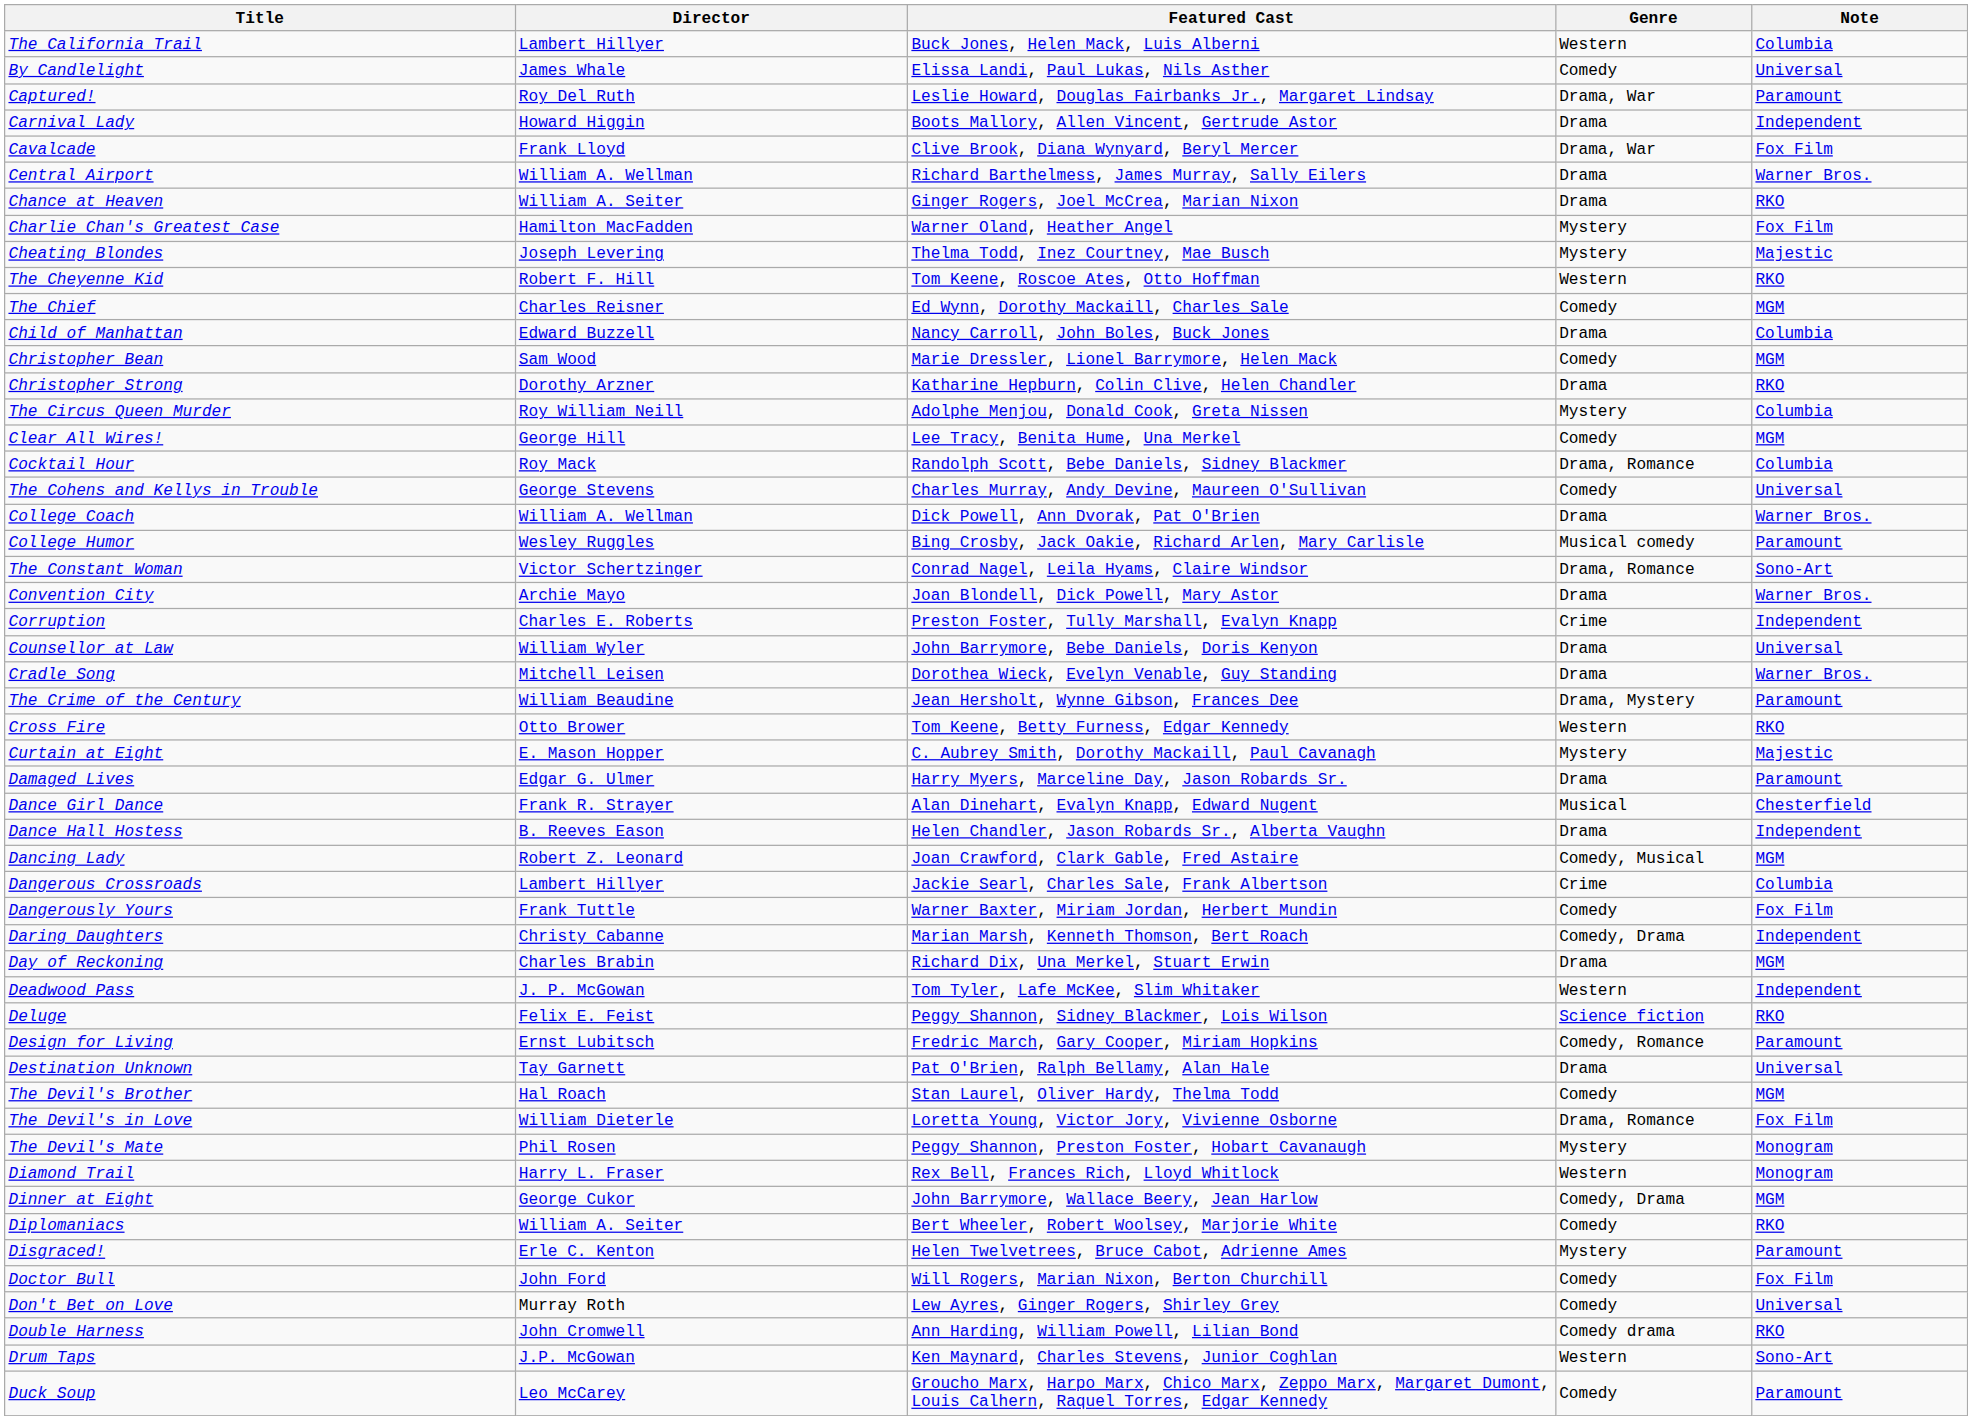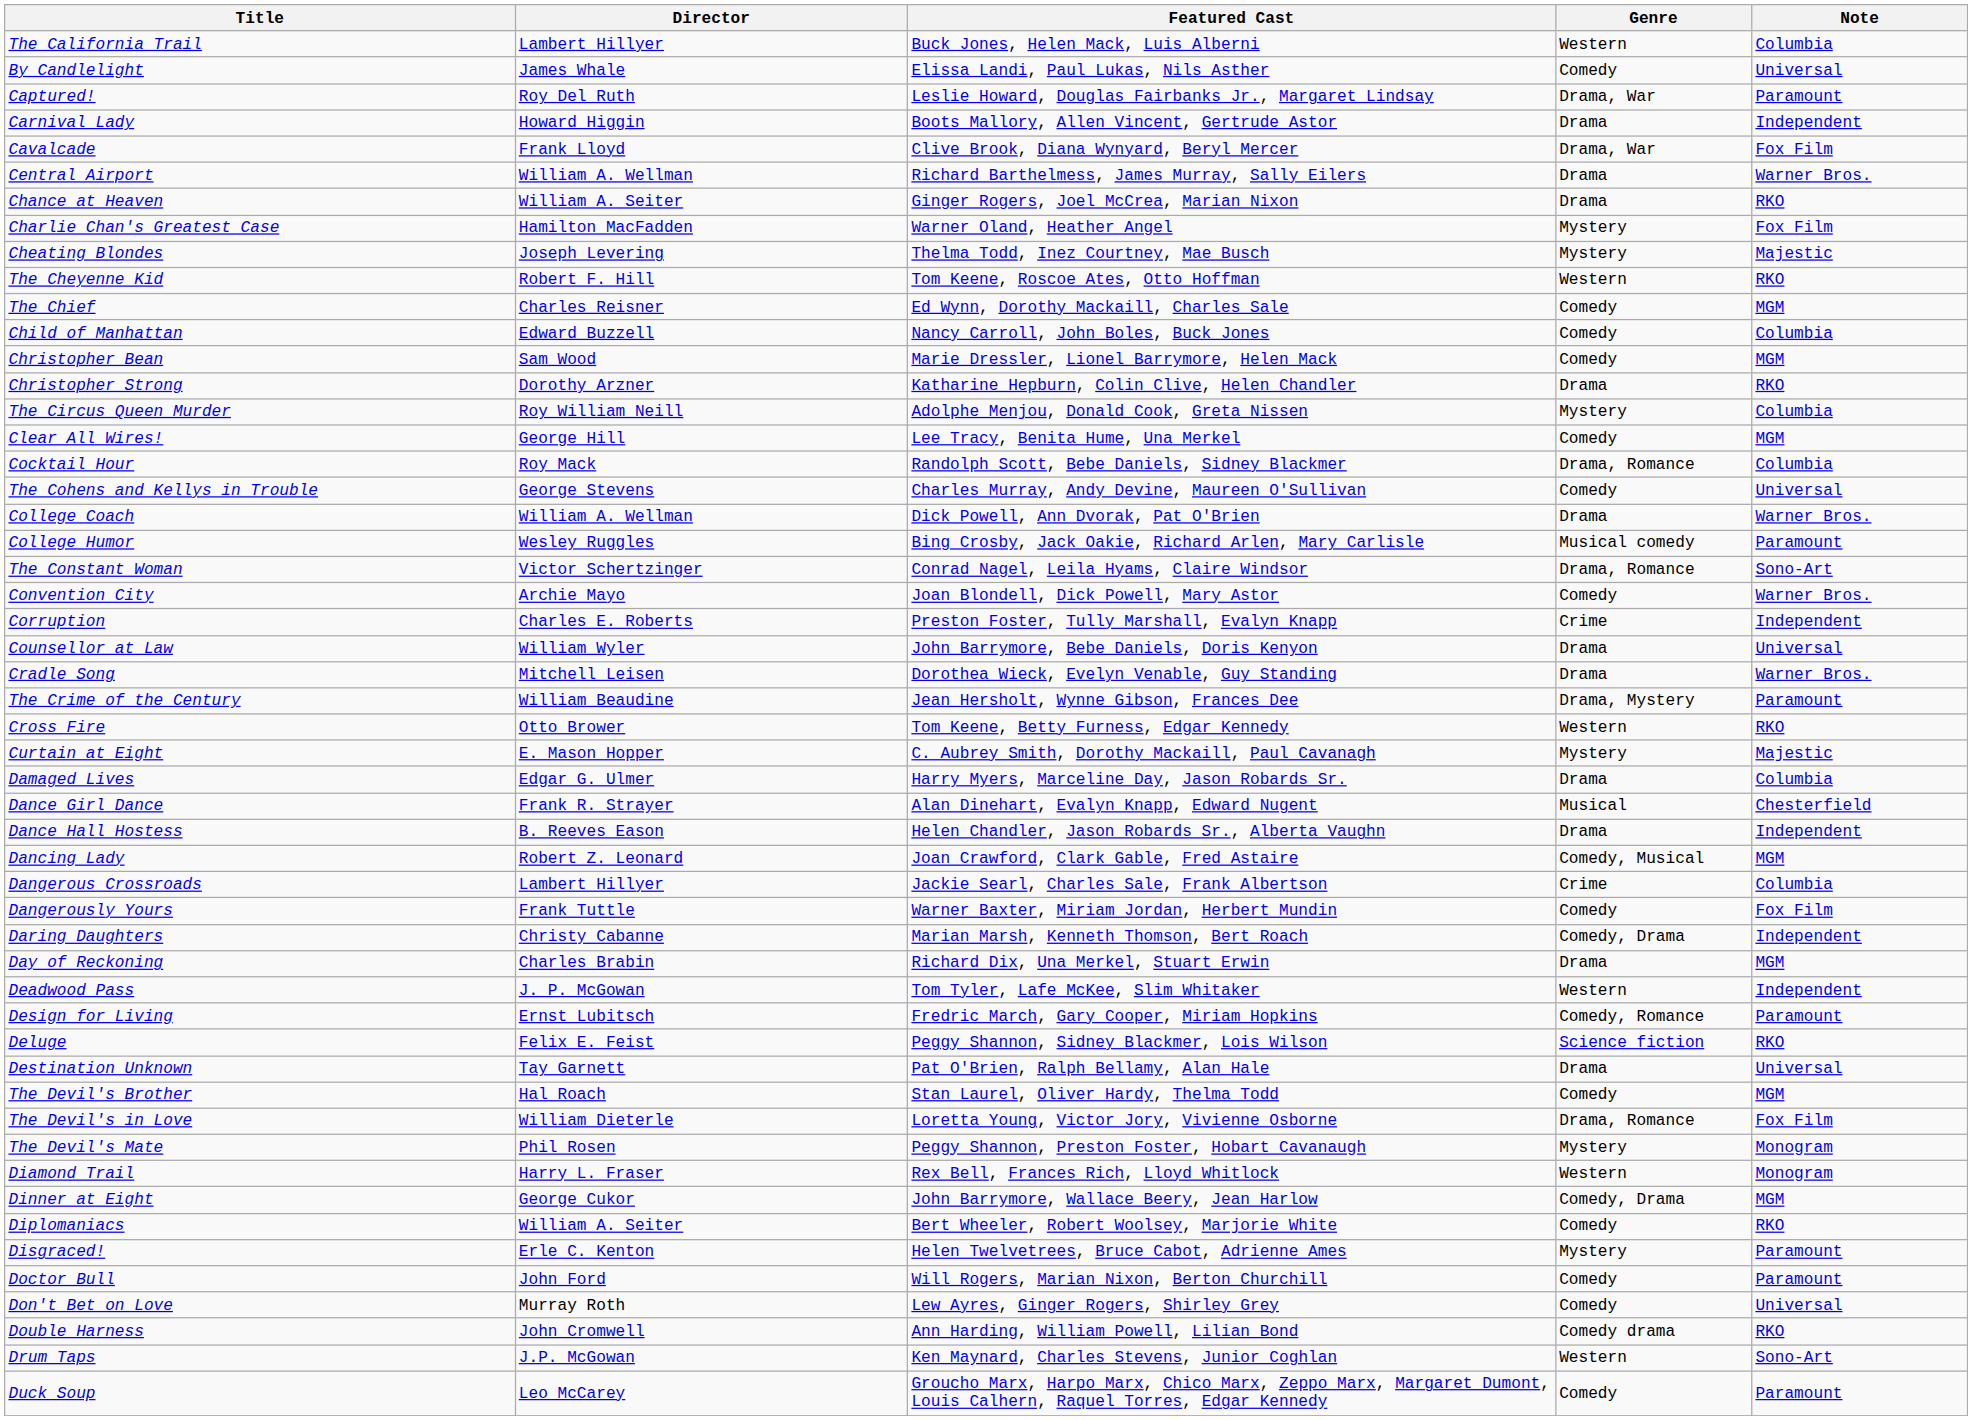(1583, 333) Drama -> (1588, 333) Comedy
(1583, 596) Drama -> (1588, 596) Comedy
(1799, 780) Paramount -> (1794, 780) Columbia
rows swapped: (37, 1016) <-> (91, 1042)
(1794, 1279) Fox Film -> (1799, 1279) Paramount
